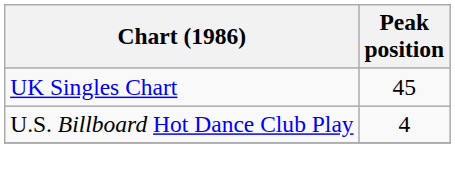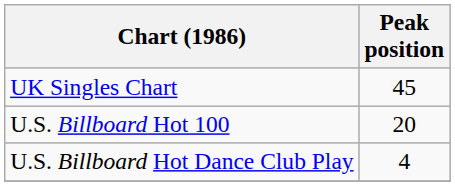+ row: (120, 124)
